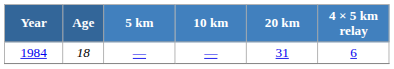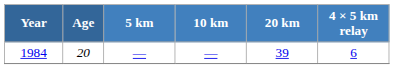(83, 53) 18 -> (83, 53) 20
(282, 53) 31 -> (282, 53) 39
